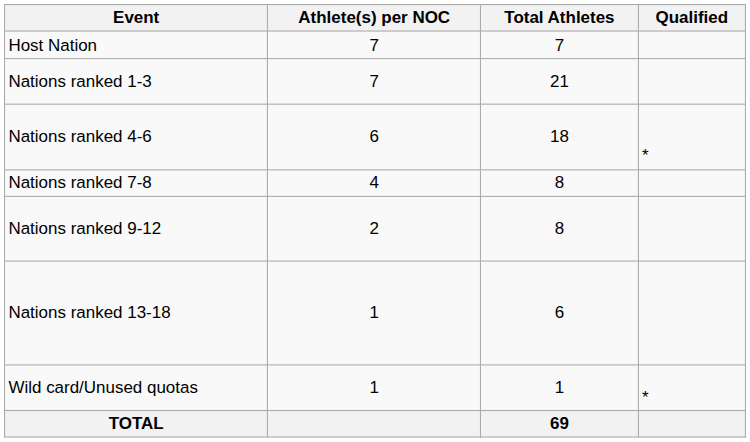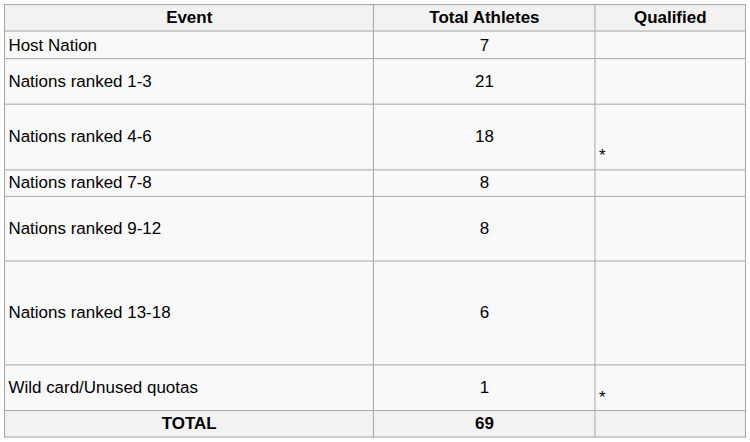- column: (374, 17)
